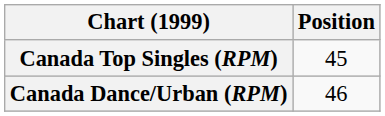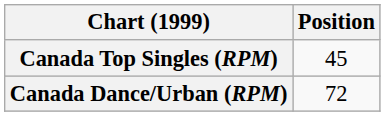(336, 93) 46 -> (336, 93) 72
